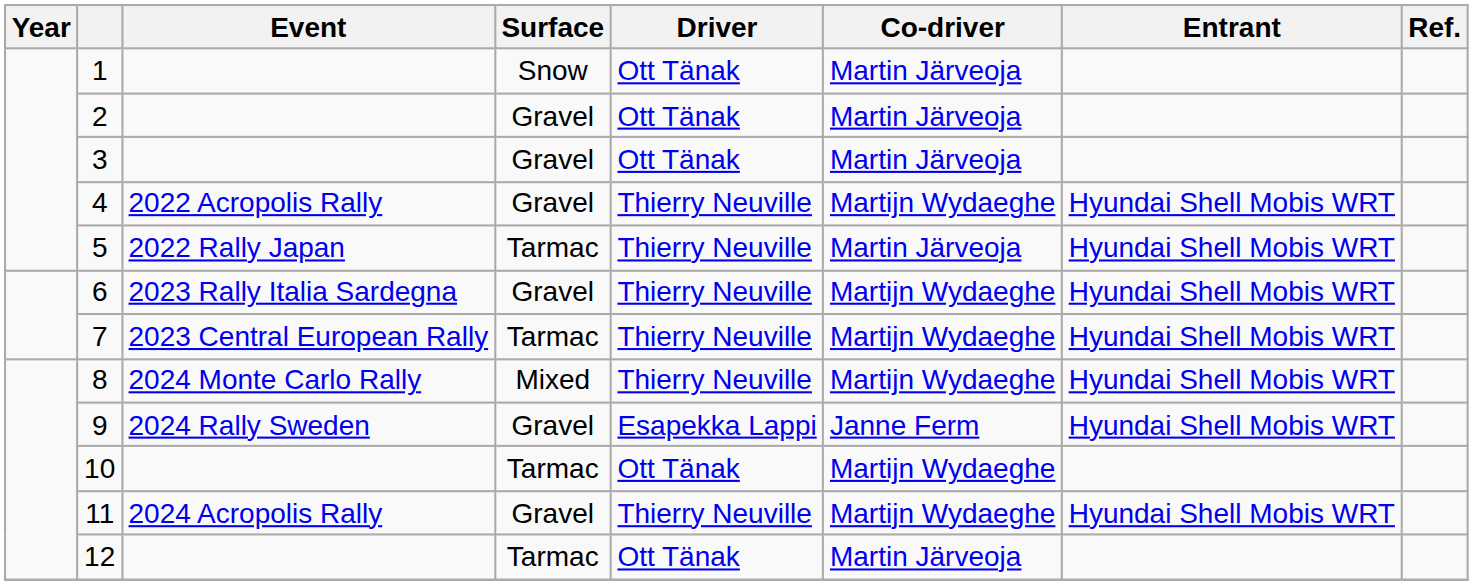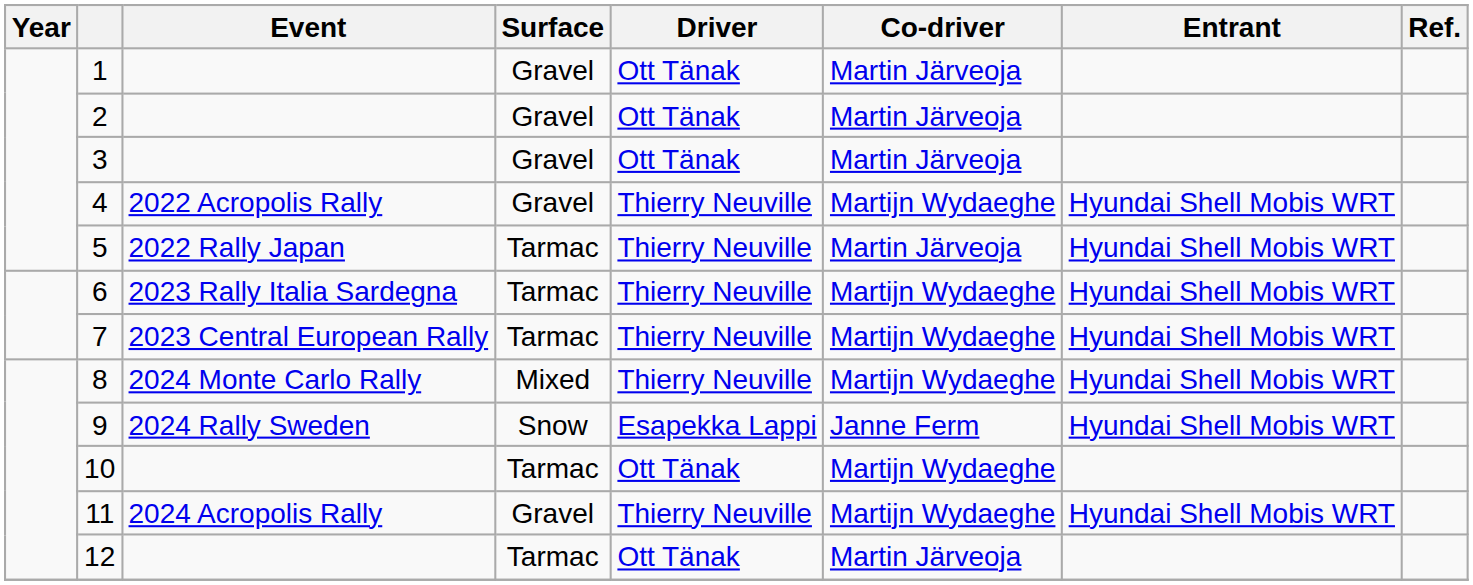(553, 71) Snow -> (553, 71) Gravel
(553, 292) Gravel -> (553, 292) Tarmac
(553, 424) Gravel -> (553, 424) Snow
